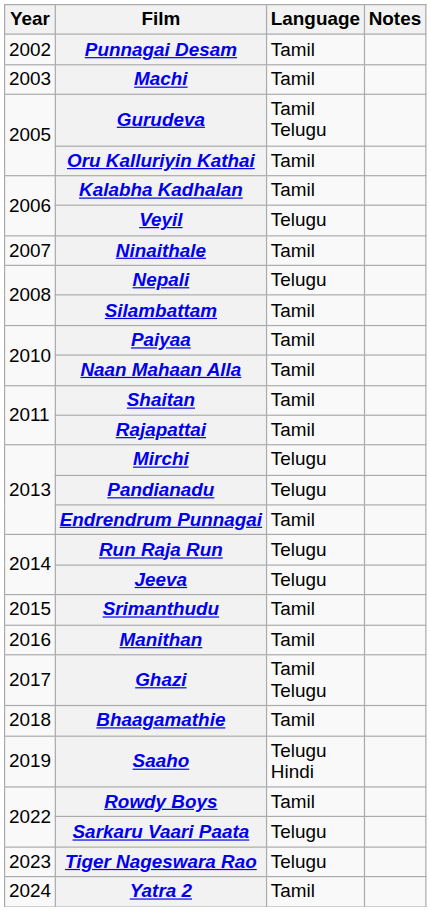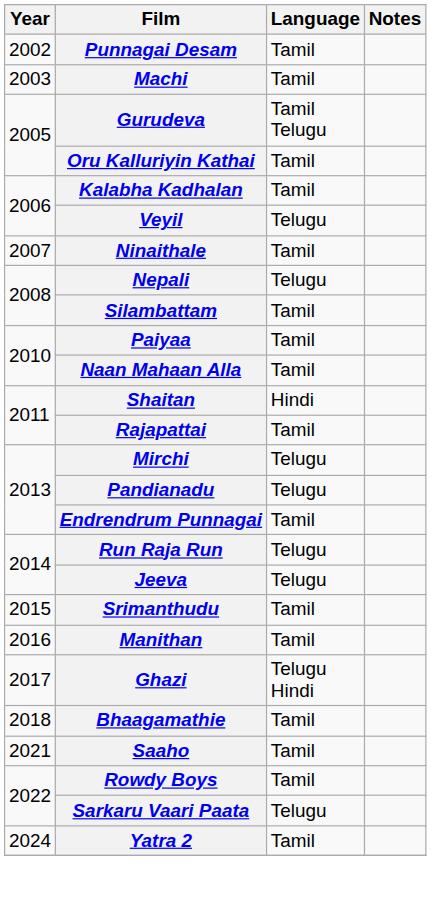(293, 400) Tamil -> (292, 400) Hindi
(299, 680) Tamil Telugu -> (299, 680) Telugu Hindi
(30, 761) 2019 -> (30, 750) 2021
(299, 761) Telugu Hindi -> (293, 750) Tamil
- row: (161, 861)
